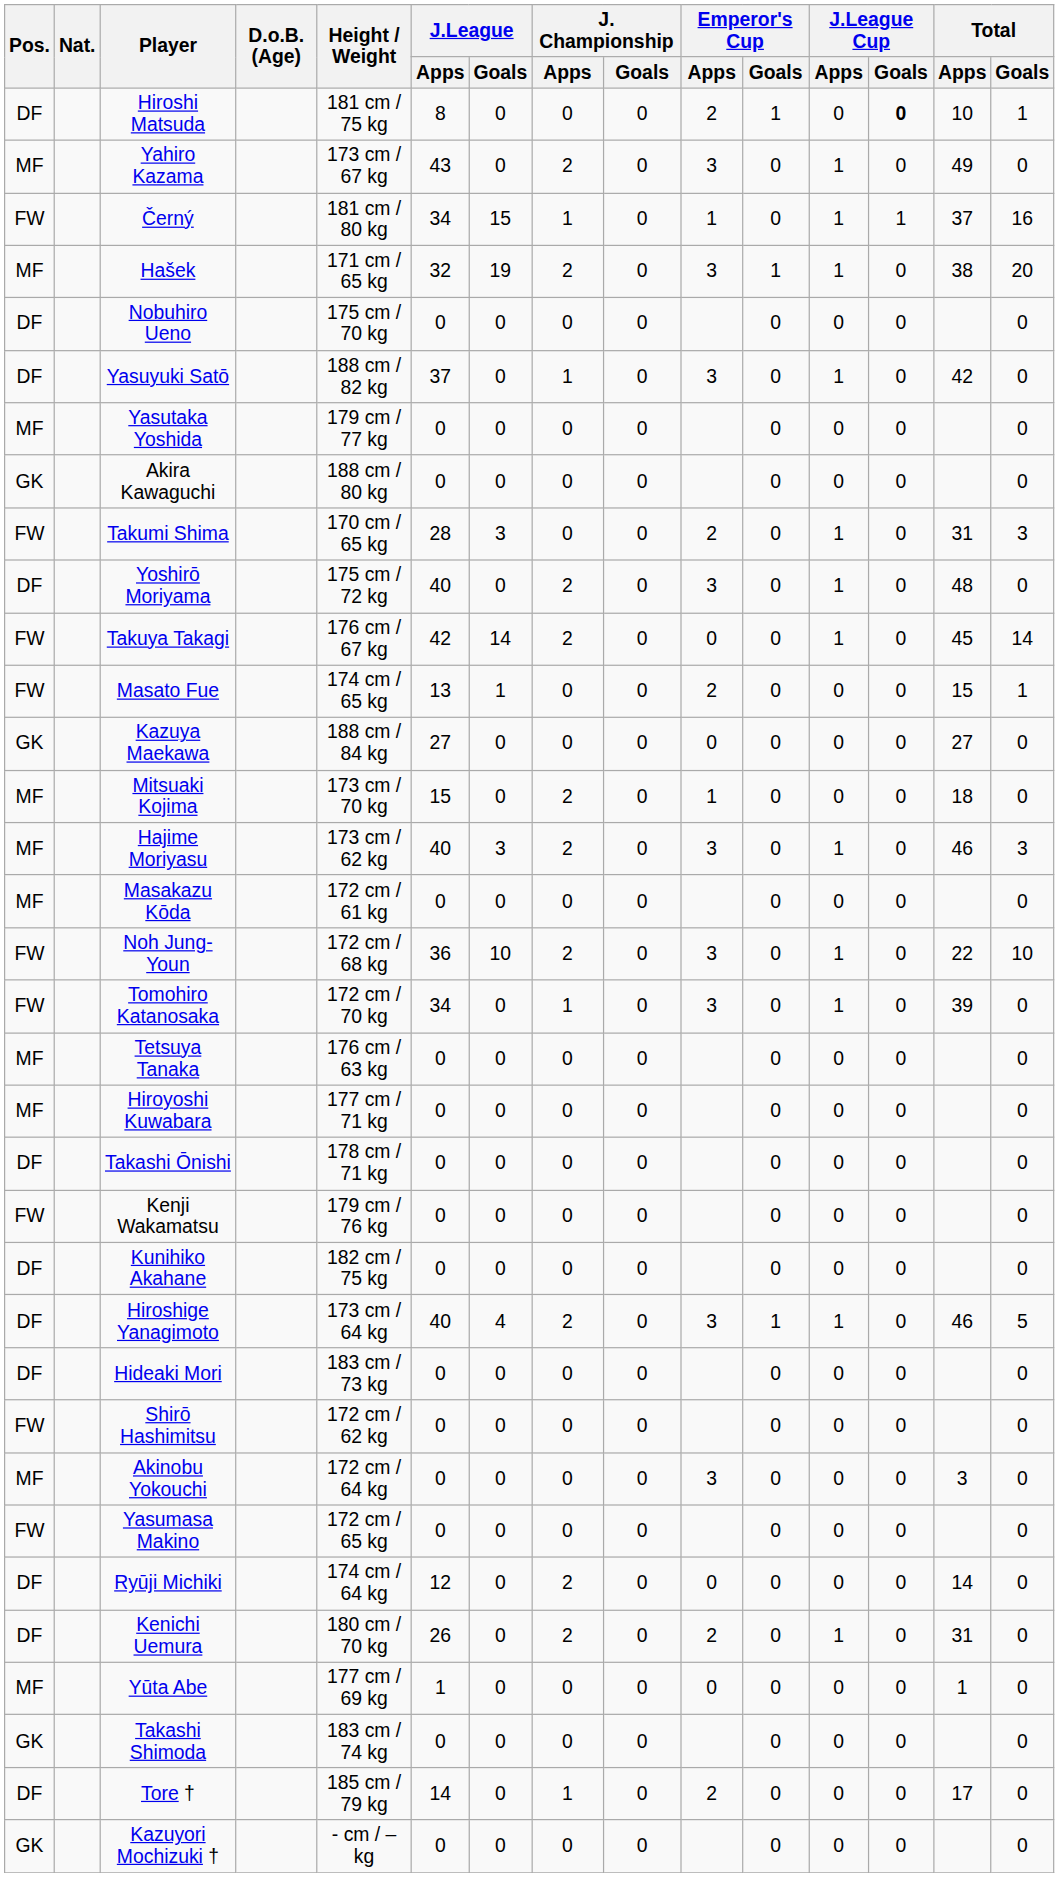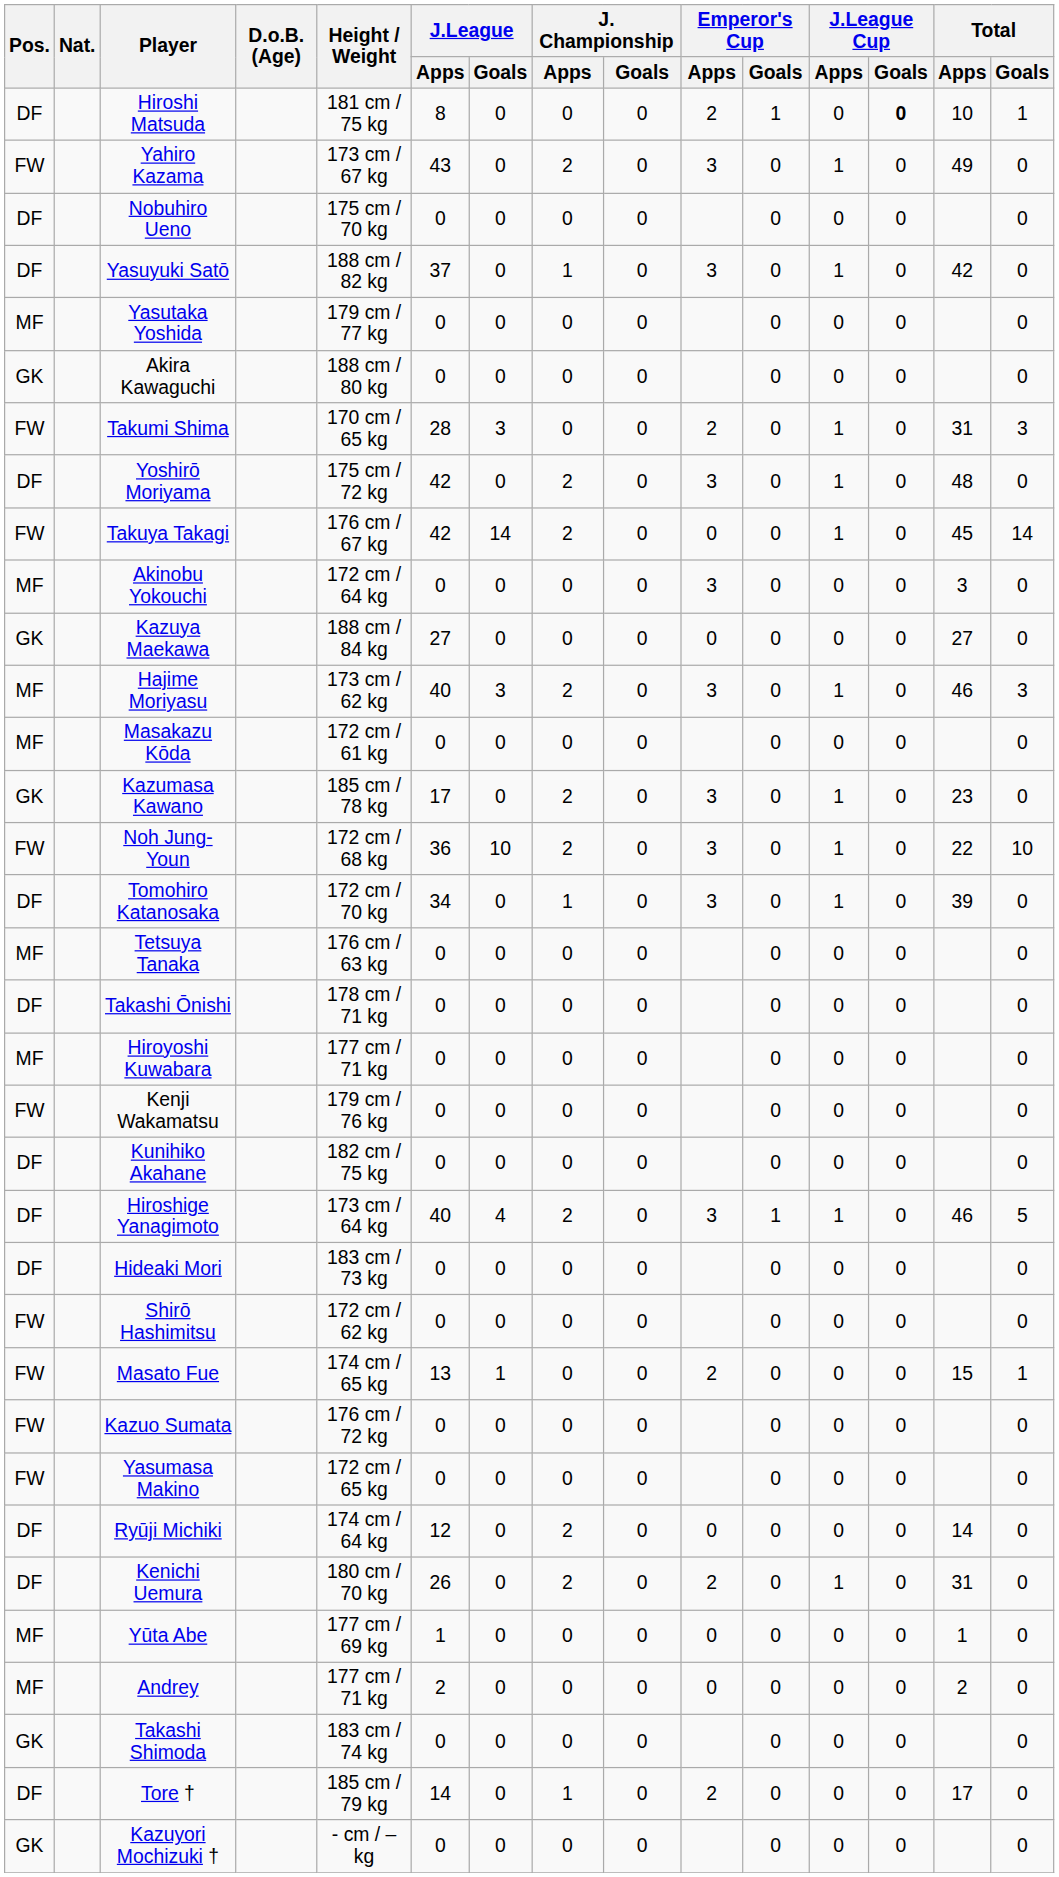(30, 166) MF -> (30, 166) FW
- row: (168, 218)
- row: (168, 271)
(440, 586) 40 -> (440, 481) 42
rows swapped: (168, 1478) <-> (168, 691)
- row: (168, 796)
+ row: (168, 796)
(30, 1006) FW -> (30, 901) DF
rows swapped: (168, 1111) <-> (168, 1163)
+ row: (168, 1426)
+ row: (168, 1688)
